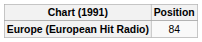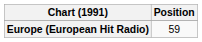(174, 29) 84 -> (174, 29) 59
